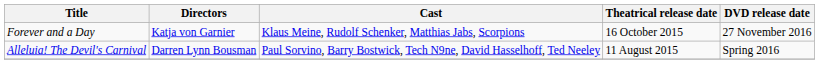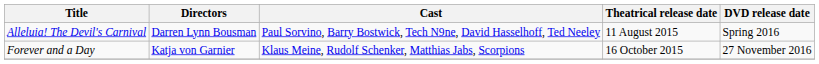rows swapped: (77, 50) <-> (51, 31)
